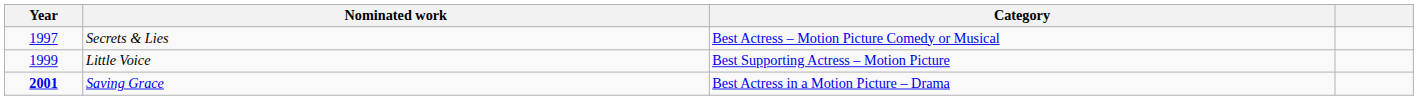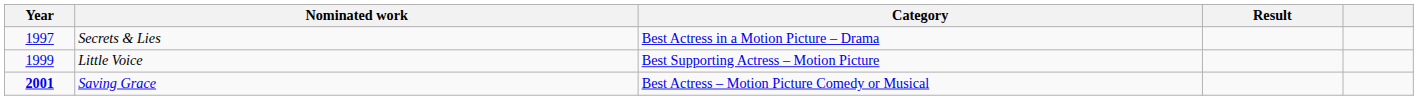+ column: (1272, 15)
(856, 38) Best Actress – Motion Picture Comedy or Musical -> (761, 38) Best Actress in a Motion Picture – Drama
(831, 83) Best Actress in a Motion Picture – Drama -> (785, 83) Best Actress – Motion Picture Comedy or Musical
